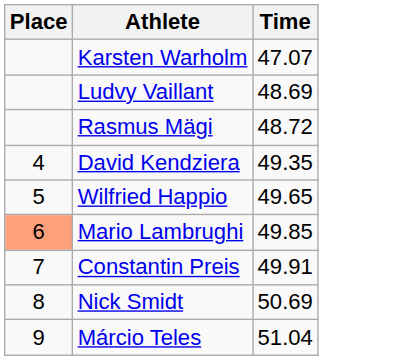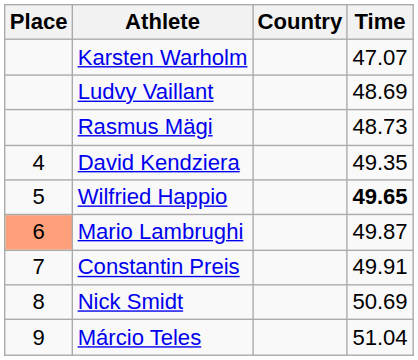+ column: (300, 22)
(285, 127) 48.72 -> (380, 127) 48.73
(285, 197) normal -> (380, 197) bold
(285, 232) 49.85 -> (380, 232) 49.87
